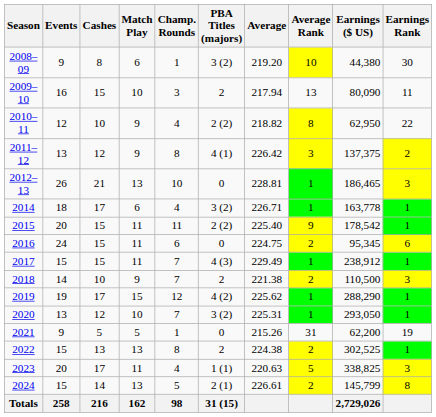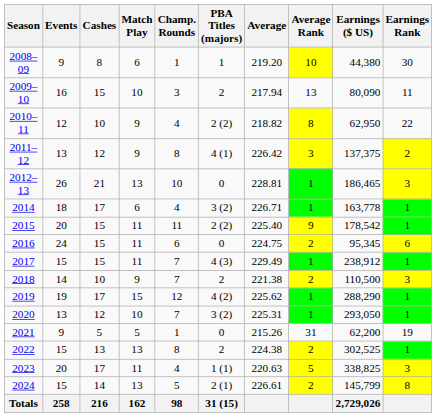(222, 62) 3 (2) -> (222, 62) 1
